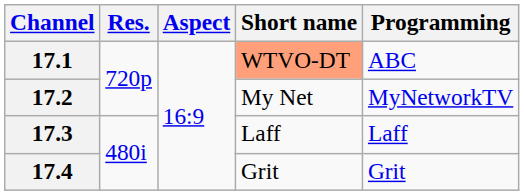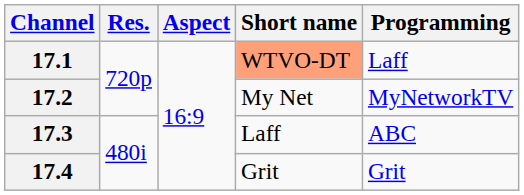(392, 60) ABC -> (388, 60) Laff
(388, 134) Laff -> (392, 134) ABC
